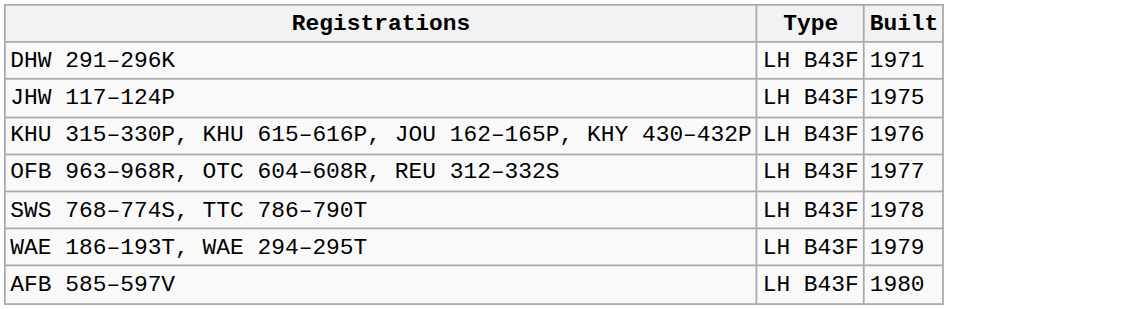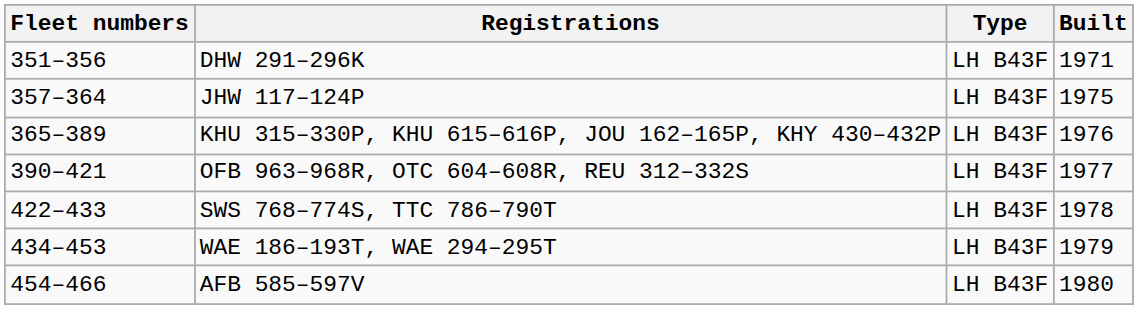+ column: (100, 24)
